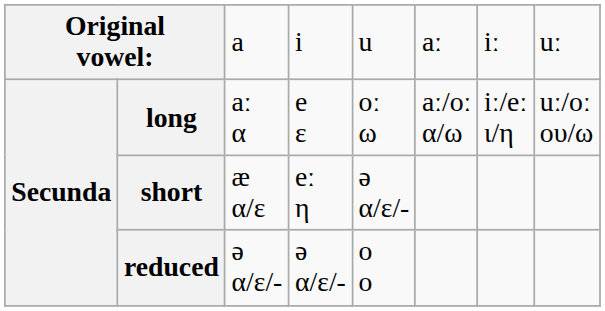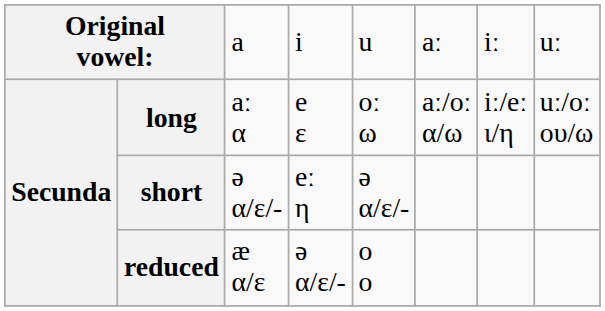(248, 192) æ α/ε -> (257, 192) ə α/ε/-
(257, 267) ə α/ε/- -> (248, 267) æ α/ε
